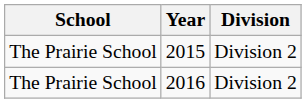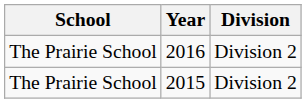rows swapped: (185, 51) <-> (185, 82)
